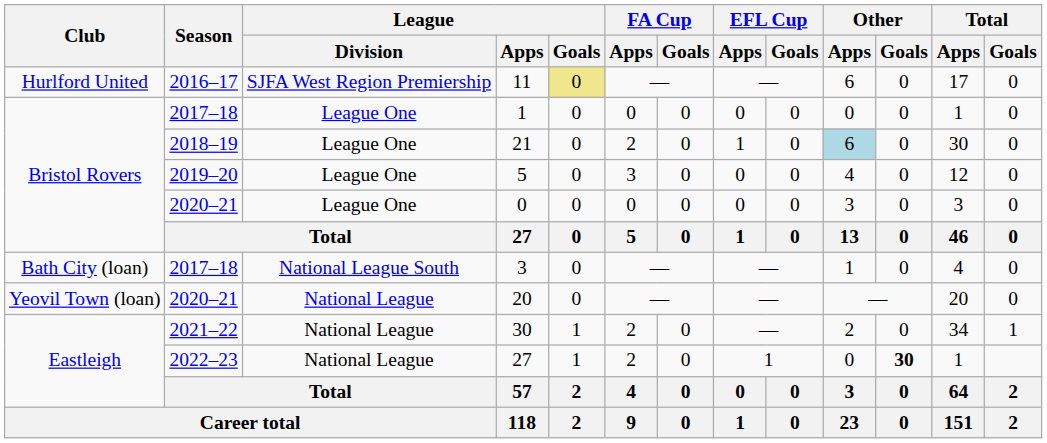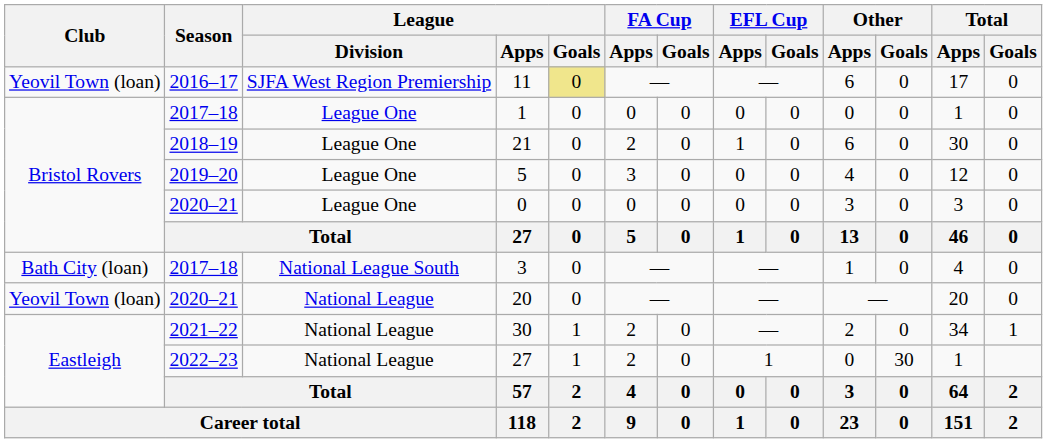(85, 81) Hurlford United -> (85, 81) Yeovil Town (loan)
(849, 143) lightblue background -> (849, 143) no background
(904, 360) bold -> (904, 360) normal
